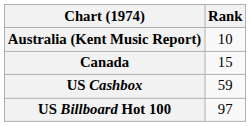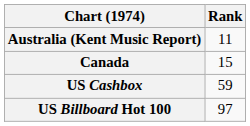(225, 39) 10 -> (225, 39) 11
